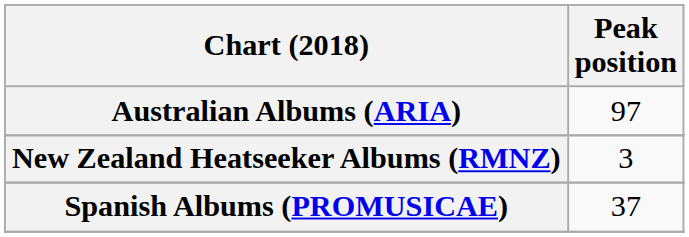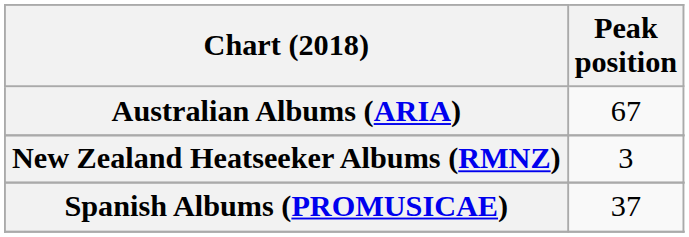(626, 110) 97 -> (626, 110) 67
